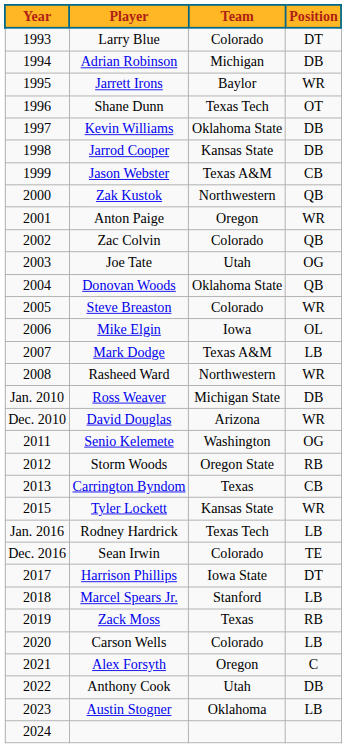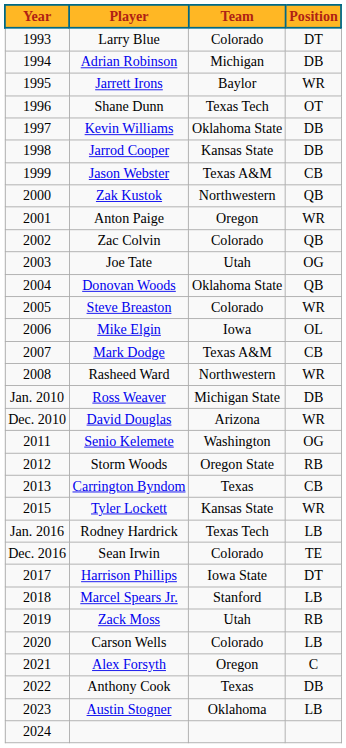(314, 352) LB -> (314, 352) CB
(237, 620) Texas -> (237, 620) Utah
(237, 687) Utah -> (237, 687) Texas
